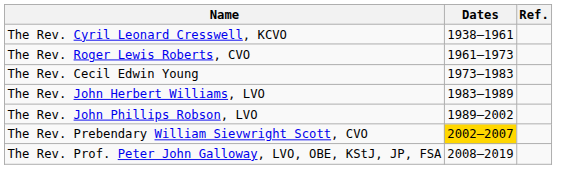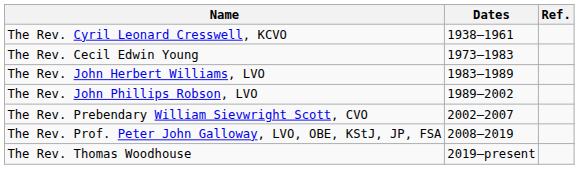- row: (129, 54)
(480, 134) gold background -> (480, 114) no background
+ row: (99, 154)
